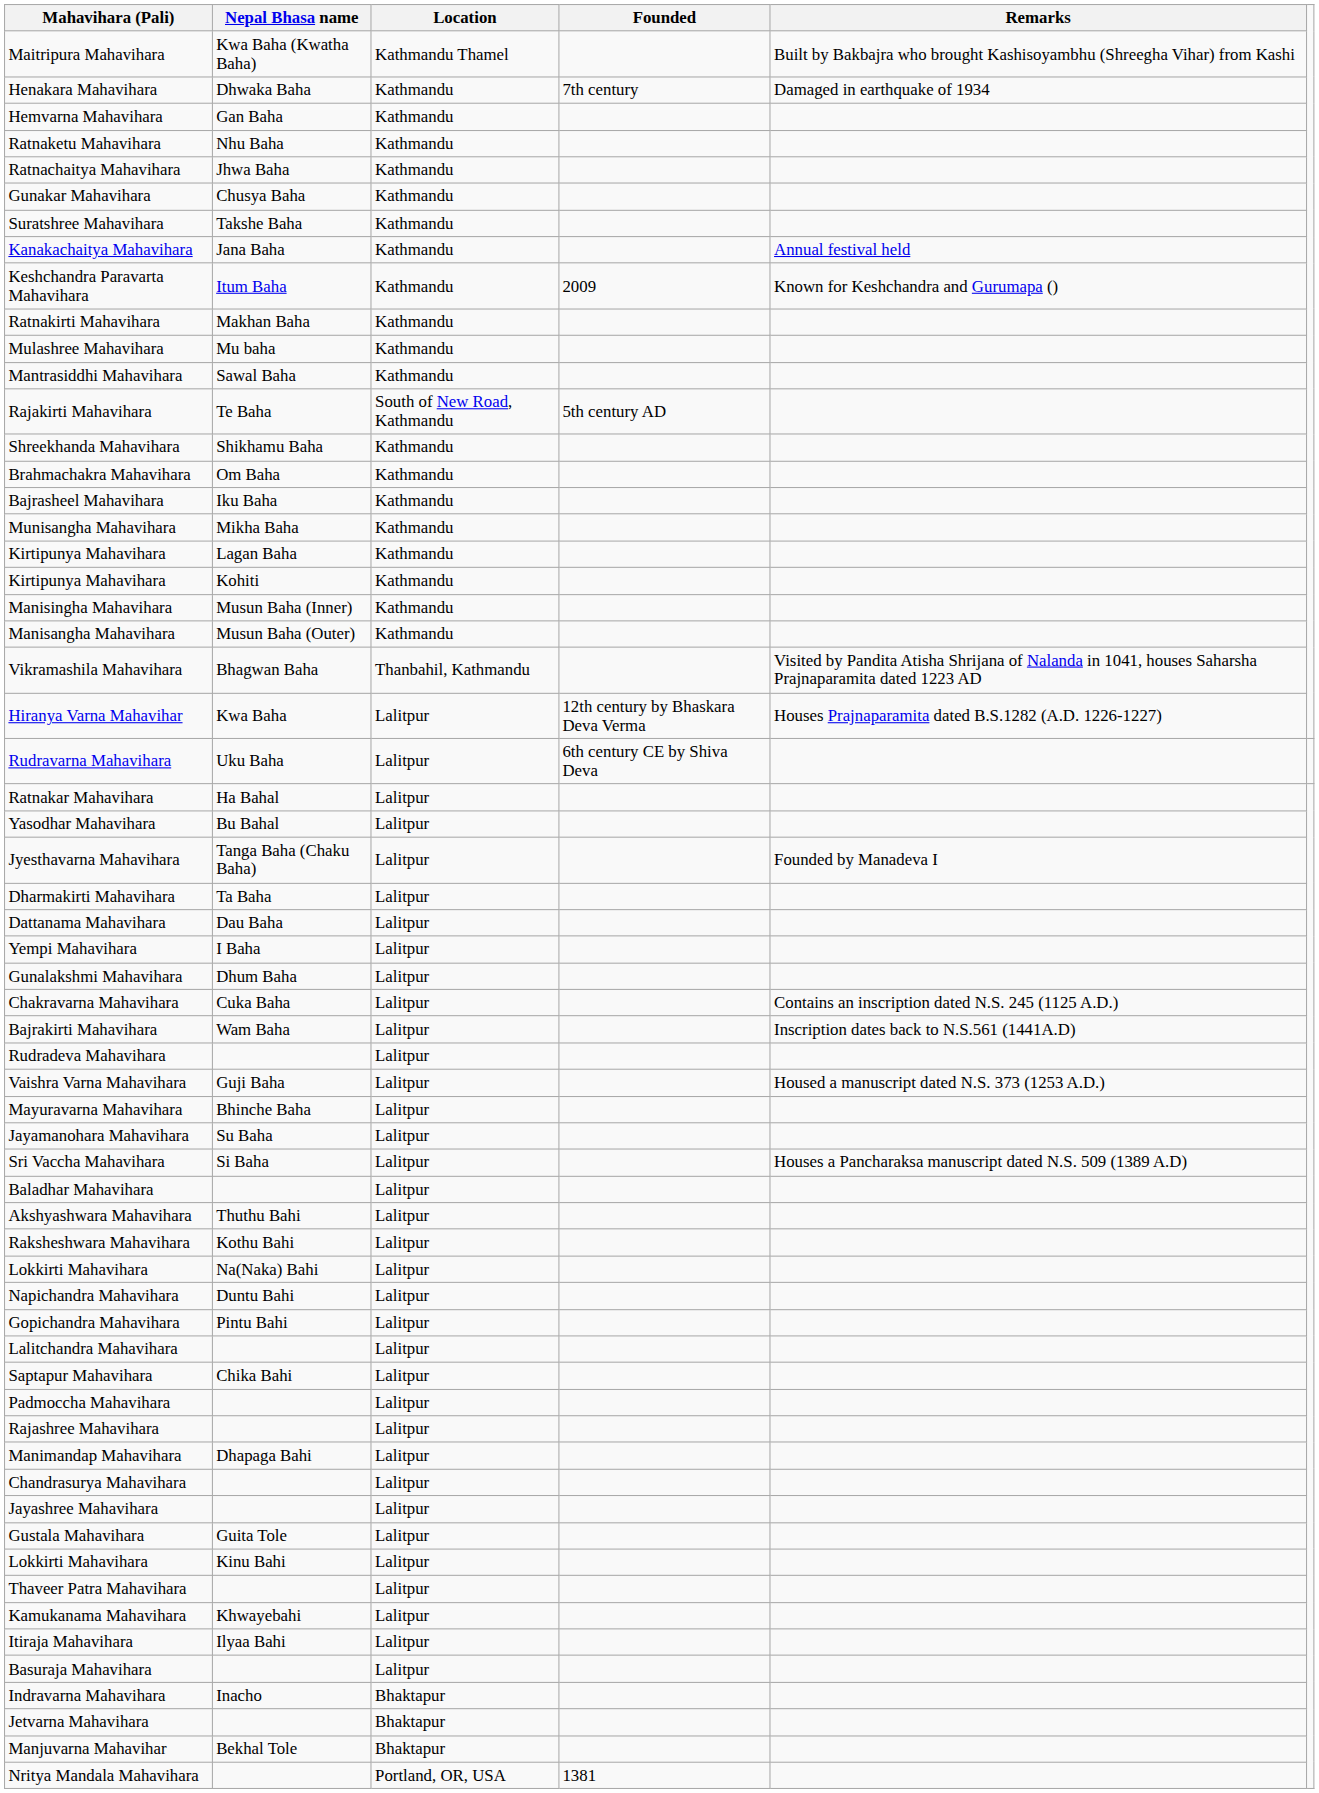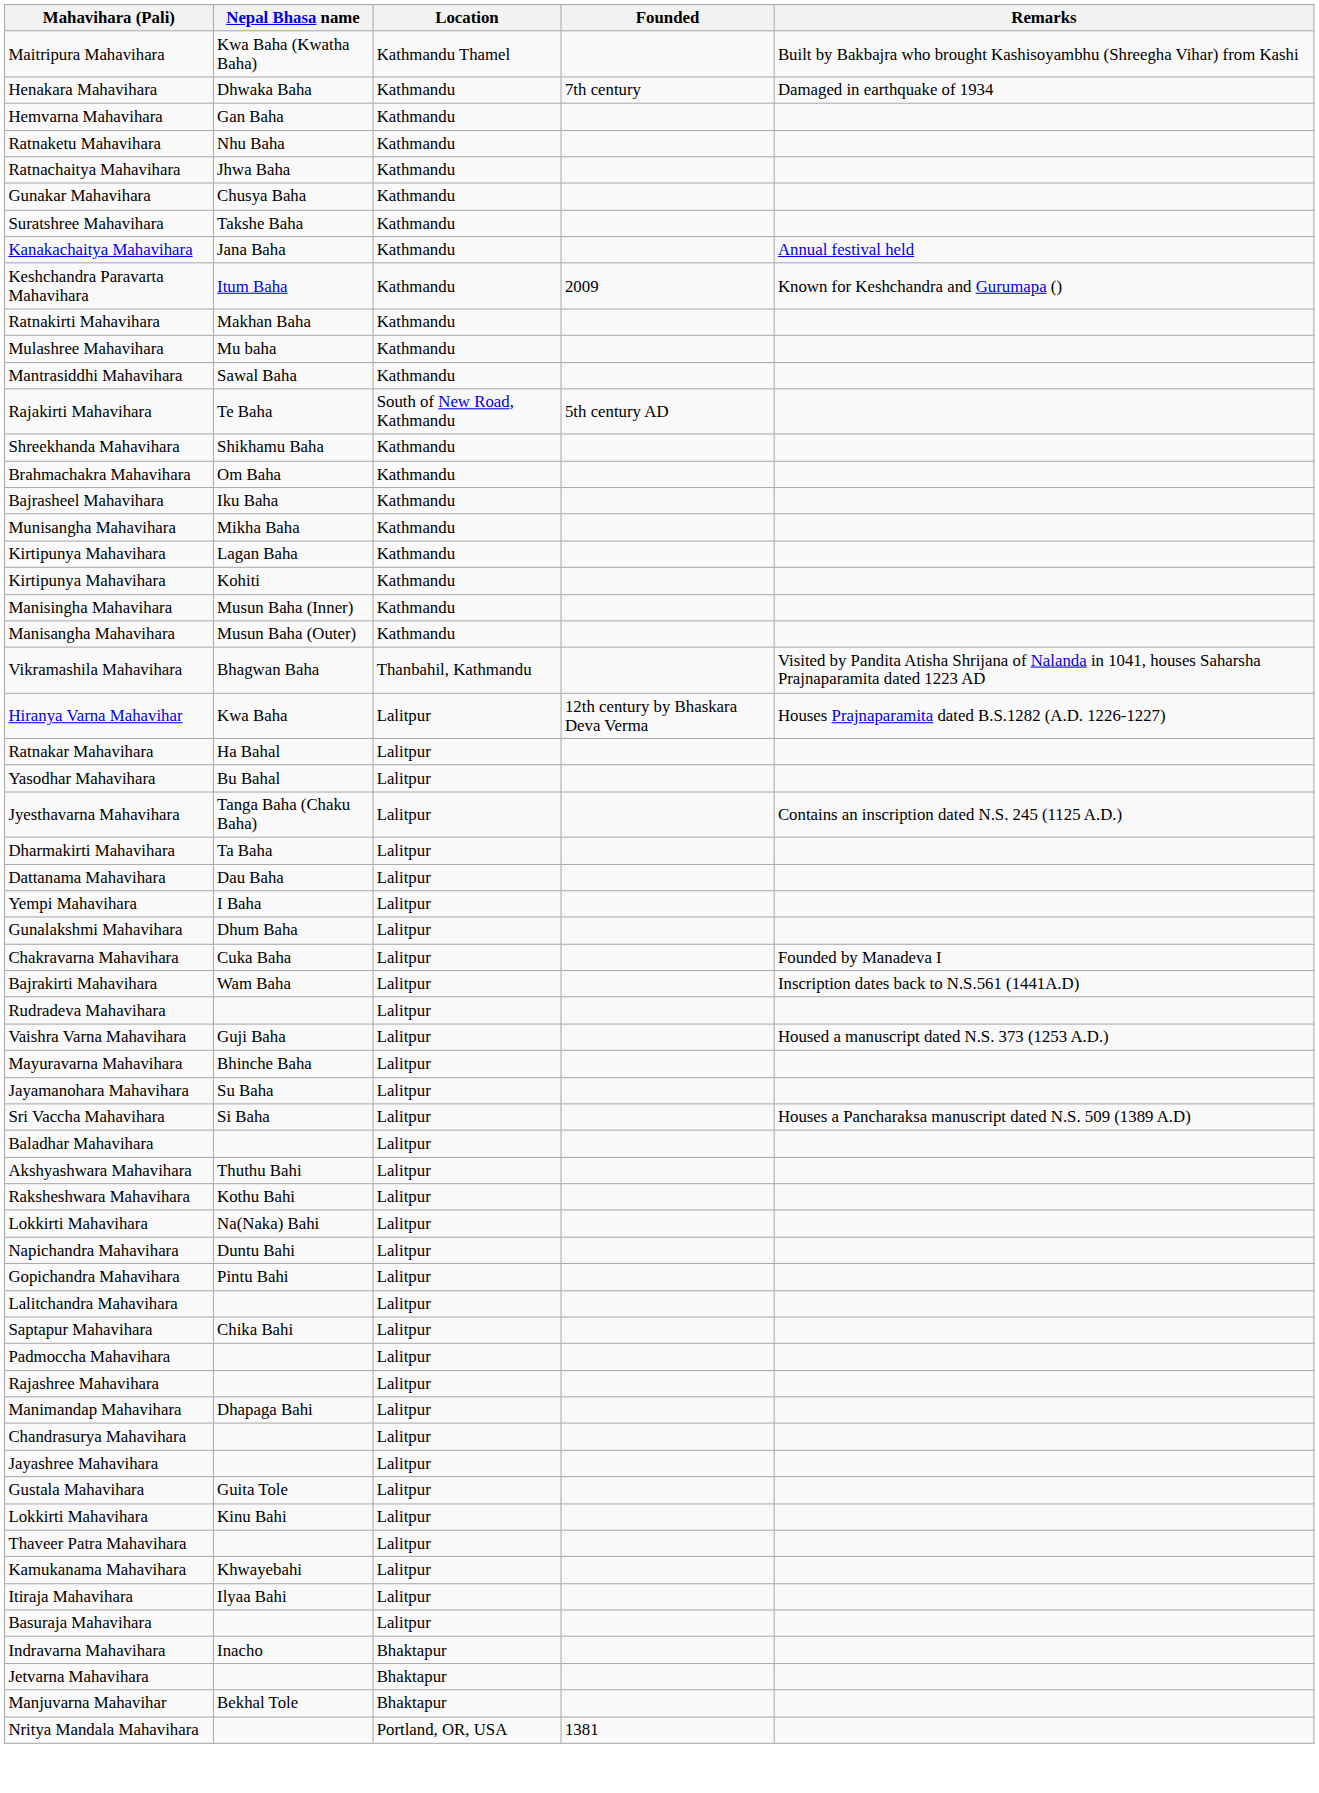- row: (90, 761)
(856, 860) Founded by Manadeva I -> (950, 814) Contains an inscription dated N.S. 245 (1125 A.D.)
(946, 1002) Contains an inscription dated N.S. 245 (1125 A.D.) -> (860, 957) Founded by Manadeva I
